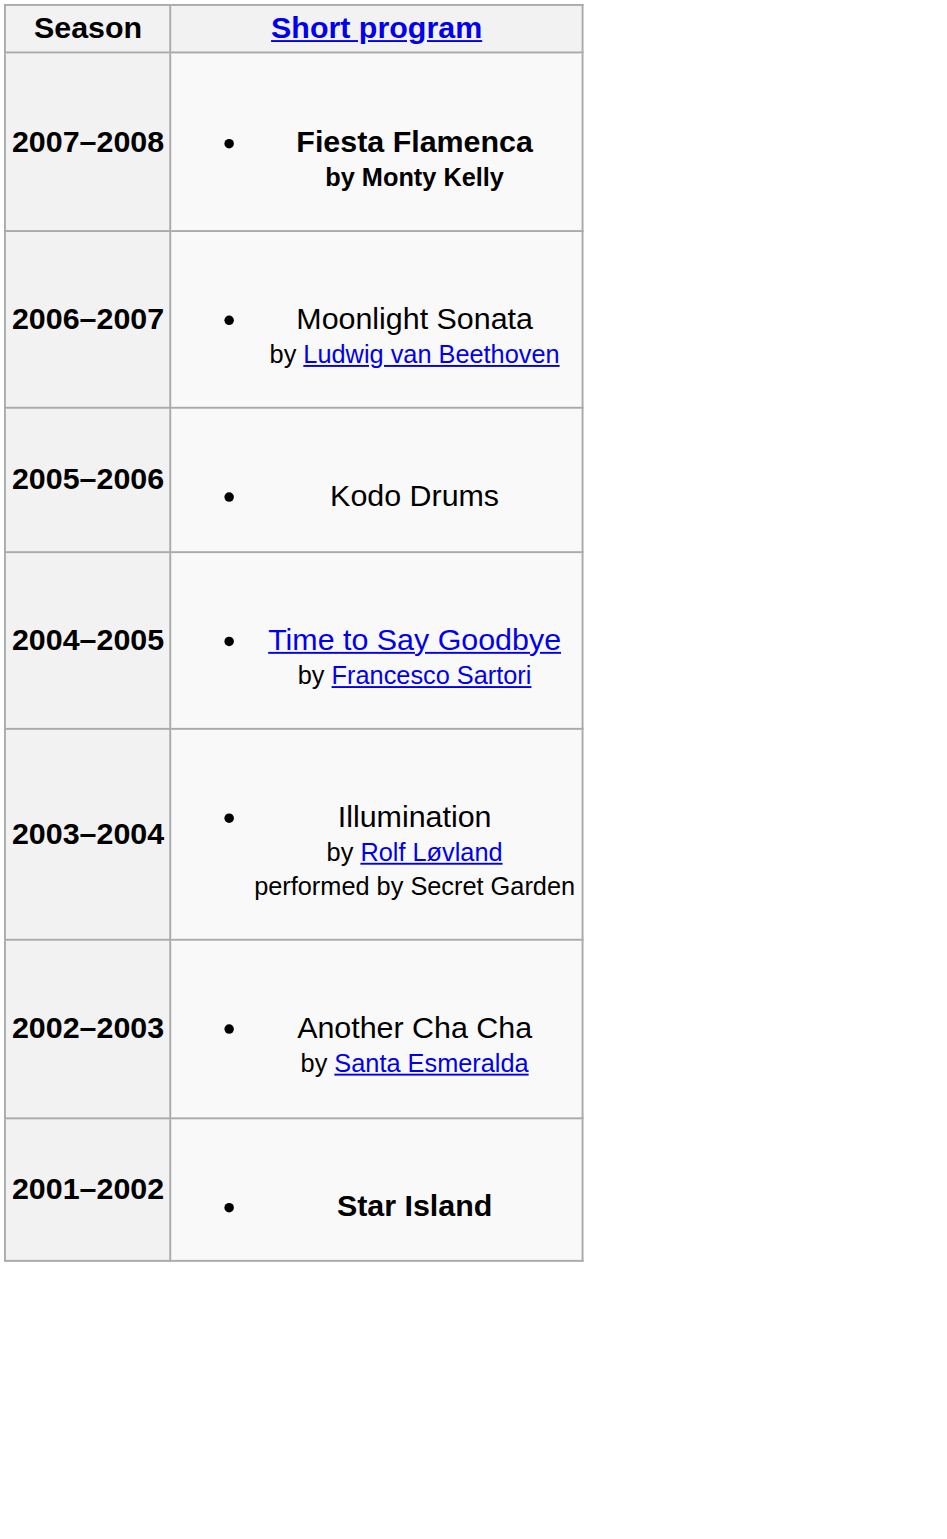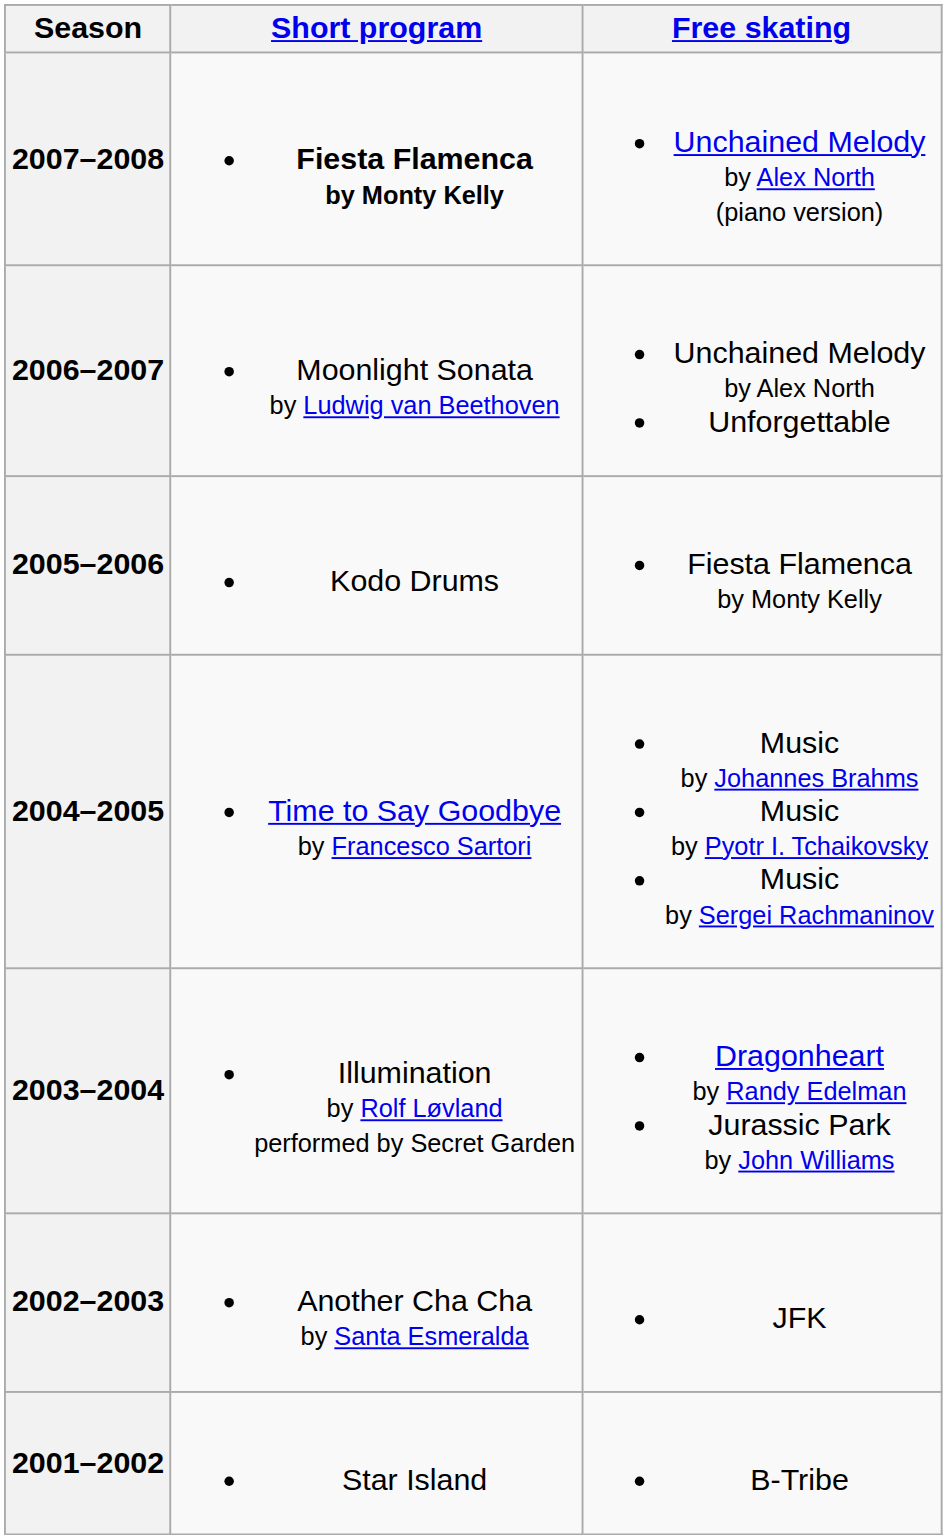+ column: (762, 28)
(377, 1206) bold -> (377, 1480) normal
